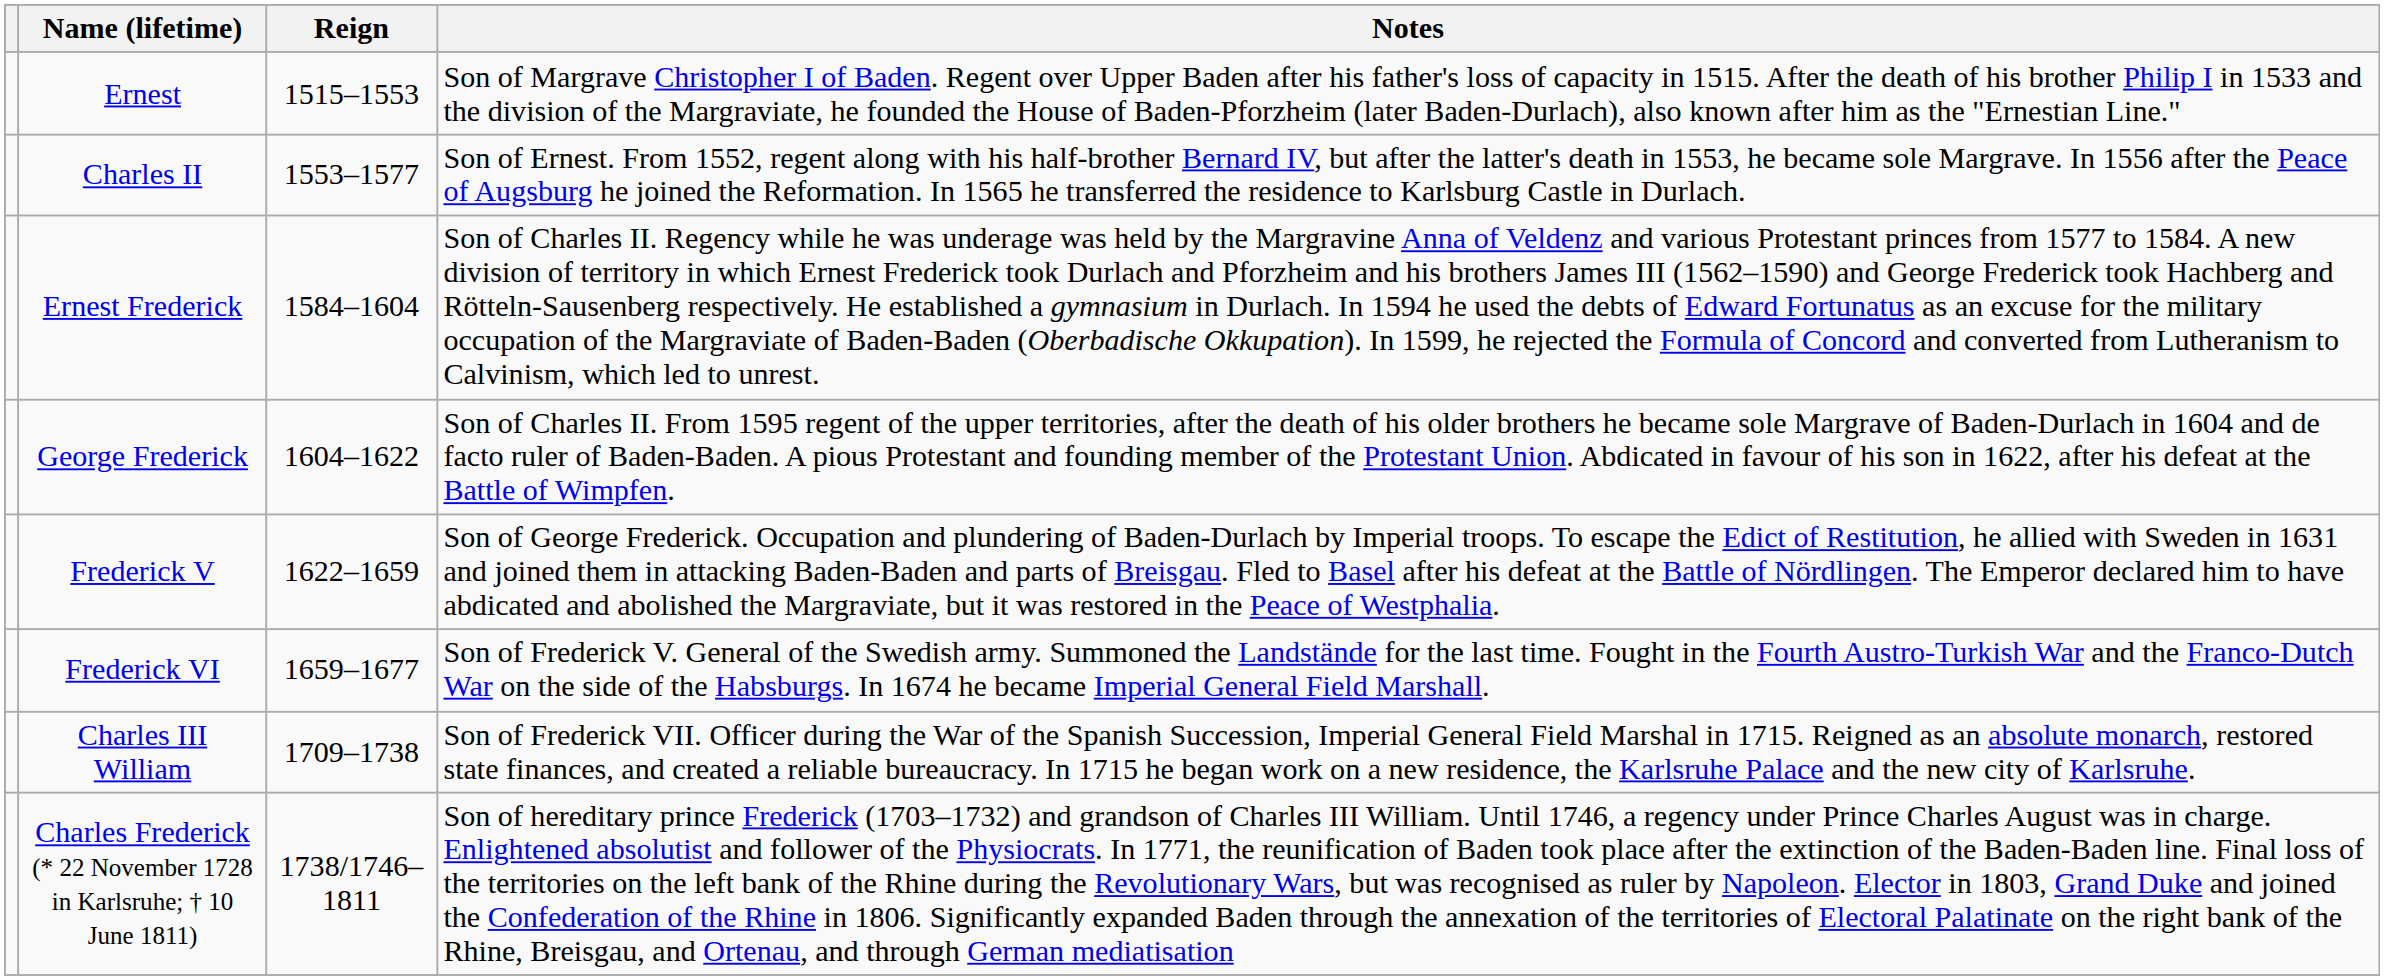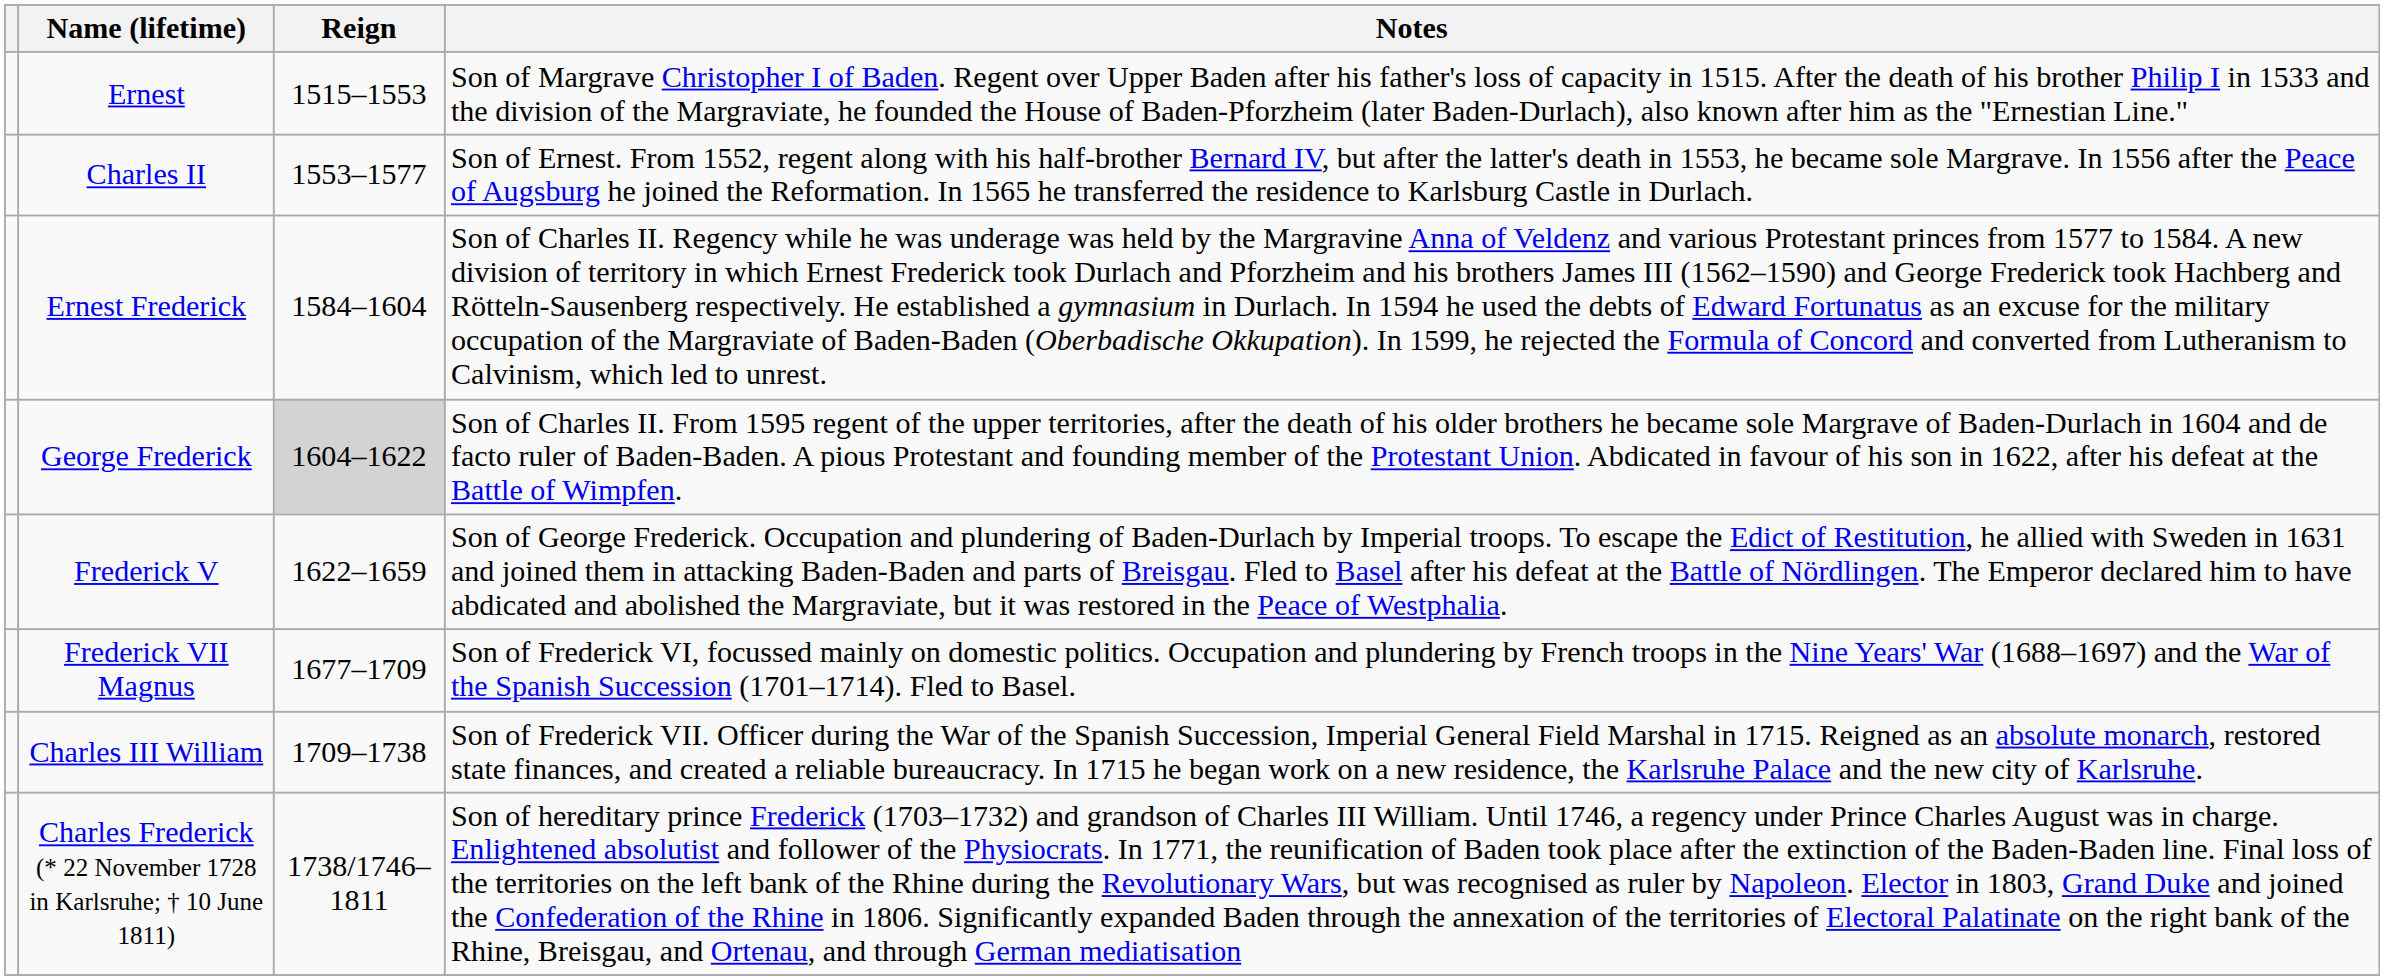(351, 456) no background -> (359, 456) lightgrey background
- row: (143, 669)
+ row: (146, 669)
